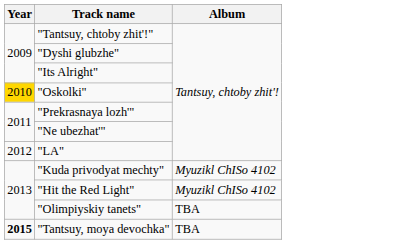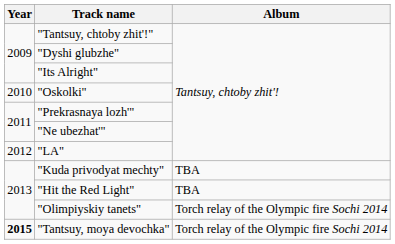(20, 92) gold background -> (20, 92) no background
(225, 170) Myuzikl ChISo 4102 -> (187, 170) TBA
(225, 190) Myuzikl ChISo 4102 -> (187, 190) TBA
(187, 209) TBA -> (281, 209) Torch relay of the Olympic fire Sochi 2014
(187, 229) TBA -> (281, 229) Torch relay of the Olympic fire Sochi 2014
